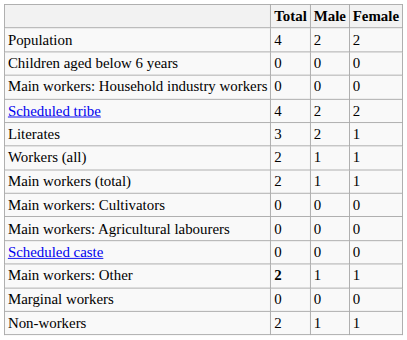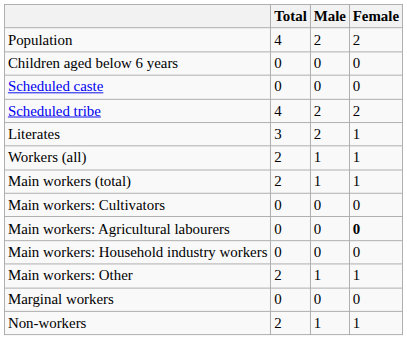rows swapped: (56, 252) <-> (138, 87)
(356, 228) normal -> (356, 228) bold
(278, 275) bold -> (278, 275) normal
